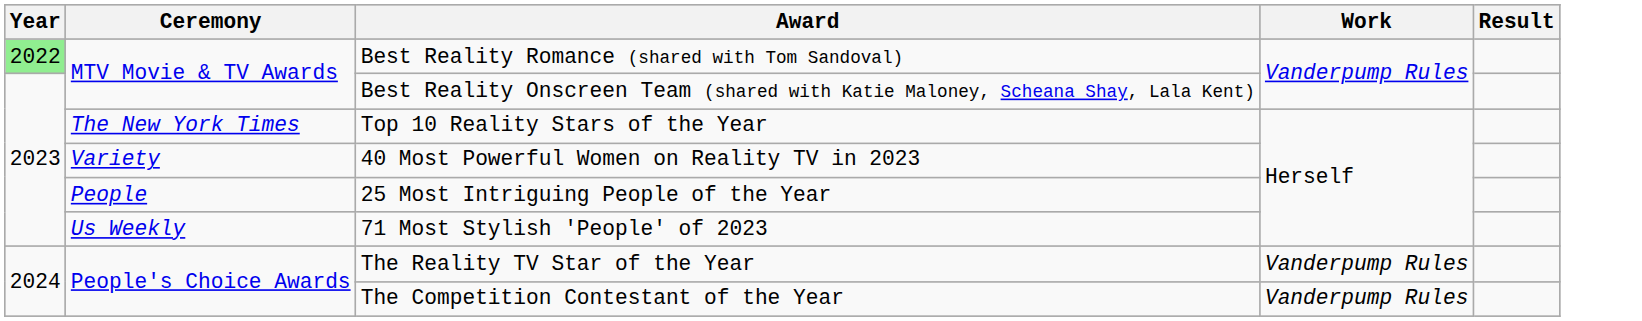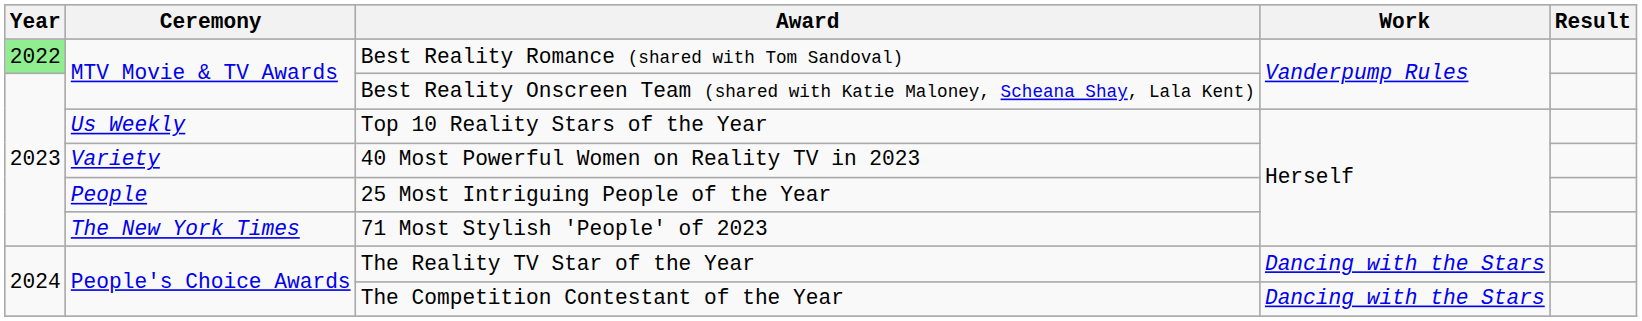(185, 126) The New York Times -> (128, 126) Us Weekly
(128, 229) Us Weekly -> (185, 229) The New York Times
(1367, 264) Vanderpump Rules -> (1405, 264) Dancing with the Stars
(1367, 298) Vanderpump Rules -> (1405, 298) Dancing with the Stars
